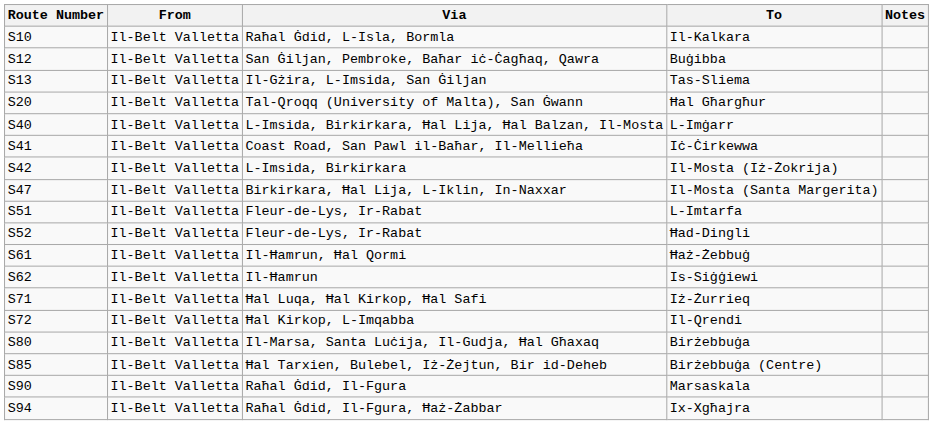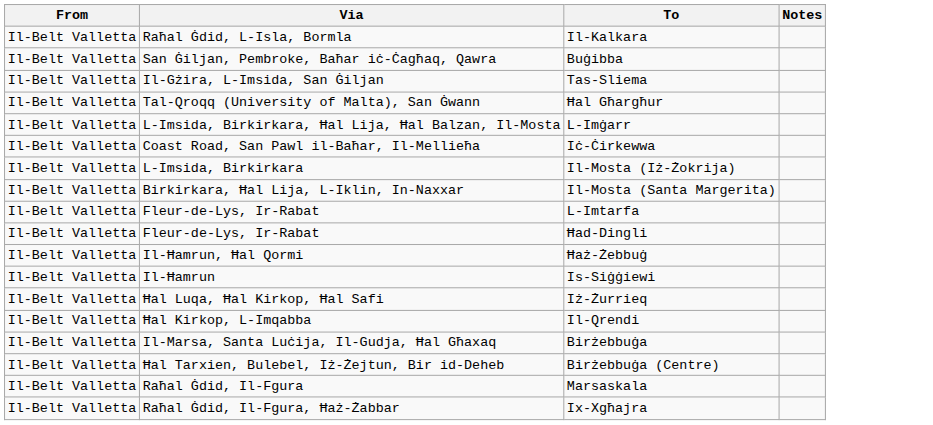- column: (56, 15)
